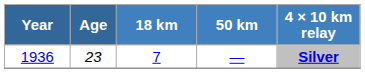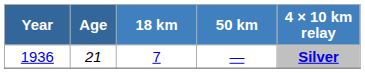(93, 57) 23 -> (93, 57) 21
